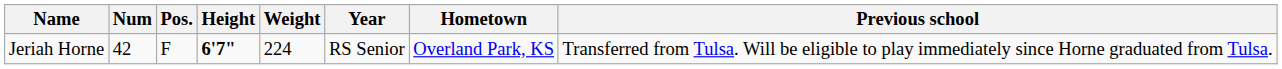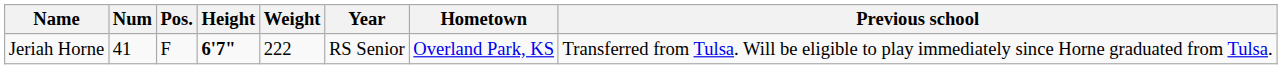(122, 48) 42 -> (122, 48) 41
(278, 48) 224 -> (278, 48) 222
